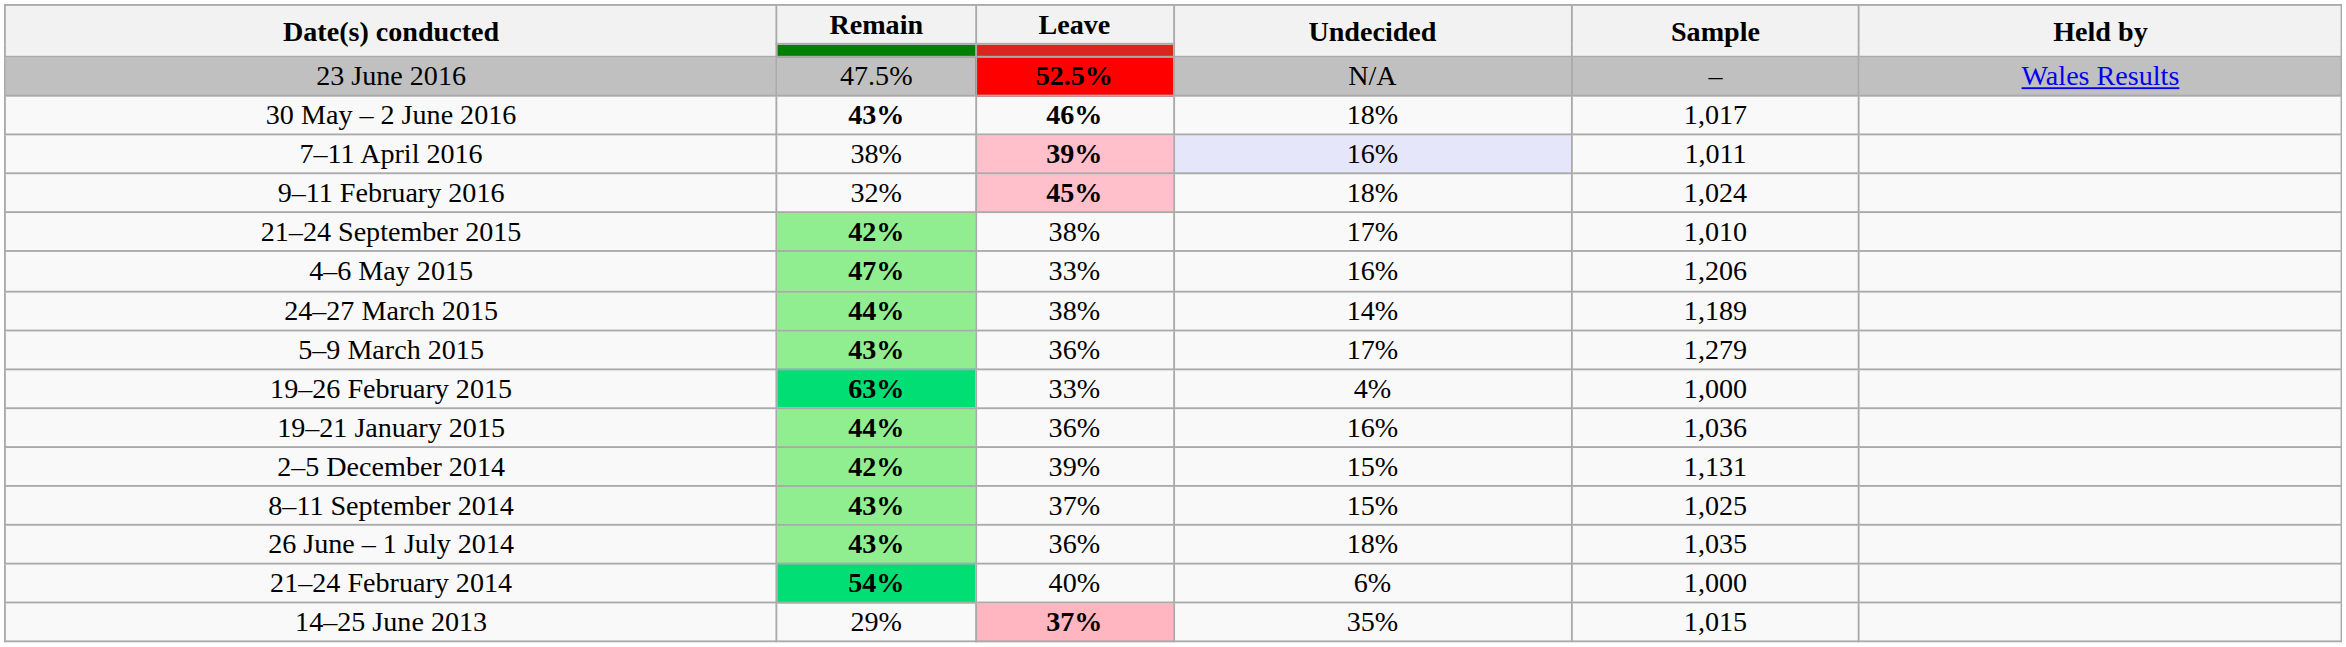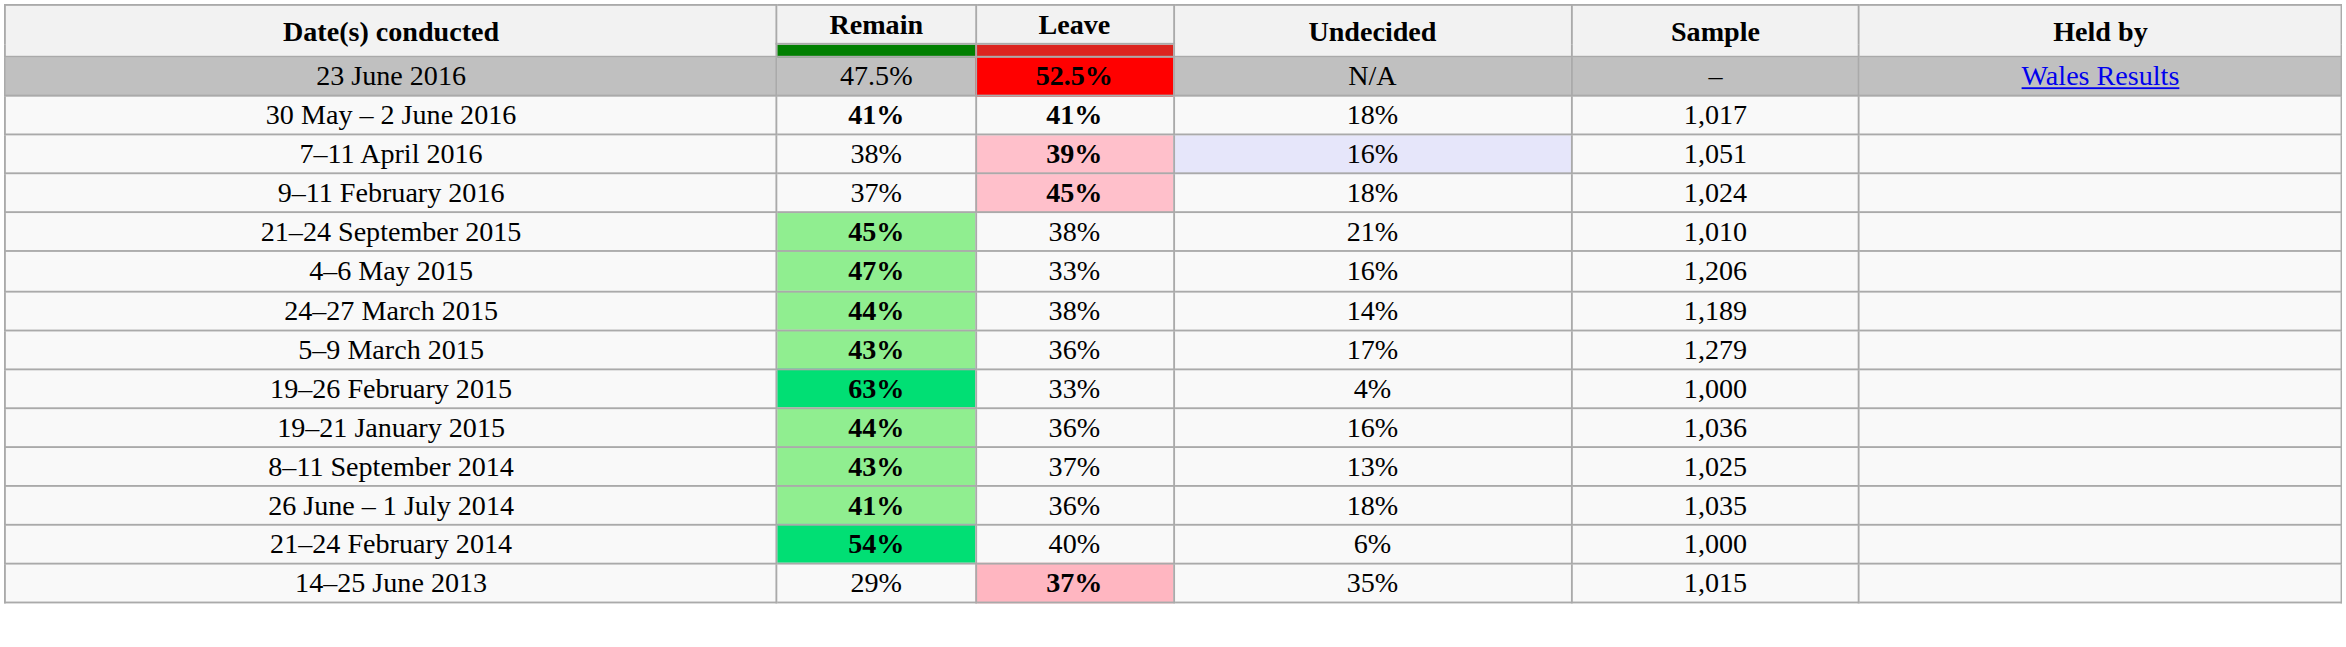(876, 115) 43% -> (876, 115) 41%
(1074, 115) 46% -> (1074, 115) 41%
(1715, 154) 1,011 -> (1715, 154) 1,051
(876, 193) 32% -> (876, 193) 37%
(876, 232) 42% -> (876, 232) 45%
(1372, 232) 17% -> (1372, 232) 21%
- row: (391, 465)
(1372, 504) 15% -> (1372, 465) 13%
(876, 543) 43% -> (876, 504) 41%
